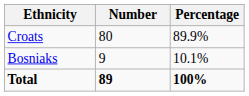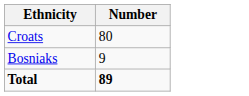- column: (207, 15)
